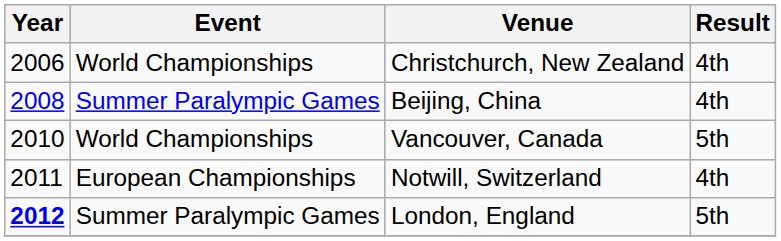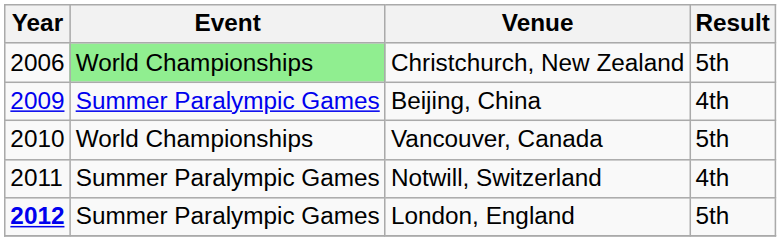(194, 62) no background -> (194, 62) lightgreen background
(712, 62) 4th -> (712, 62) 5th
(37, 100) 2008 -> (37, 100) 2009
(216, 178) European Championships -> (228, 178) Summer Paralympic Games
